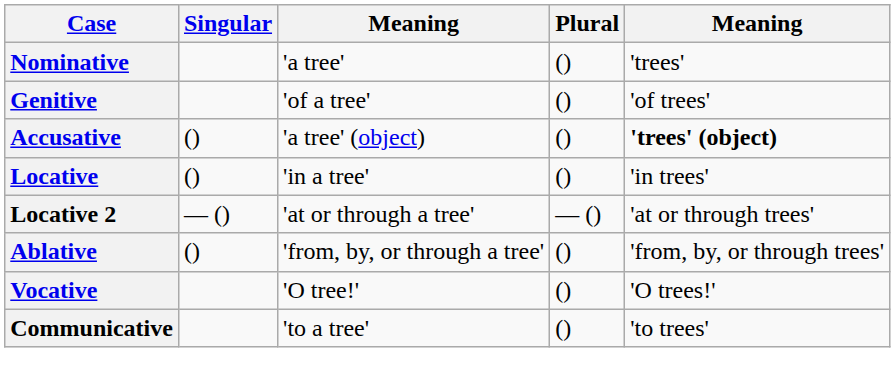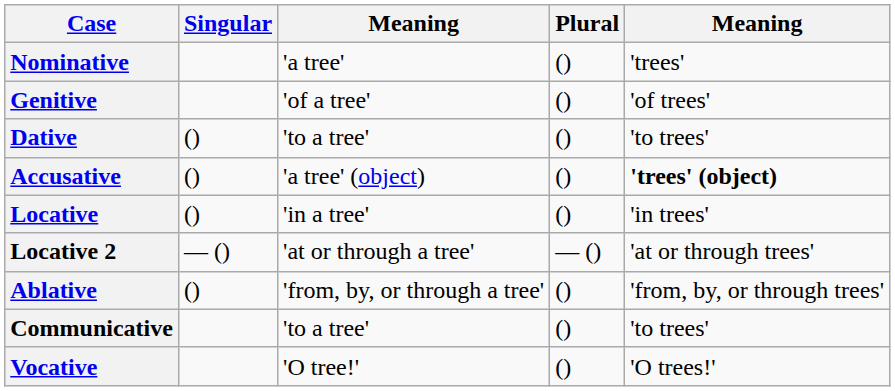+ row: (44, 137)
rows swapped: (92, 328) <-> (54, 289)
